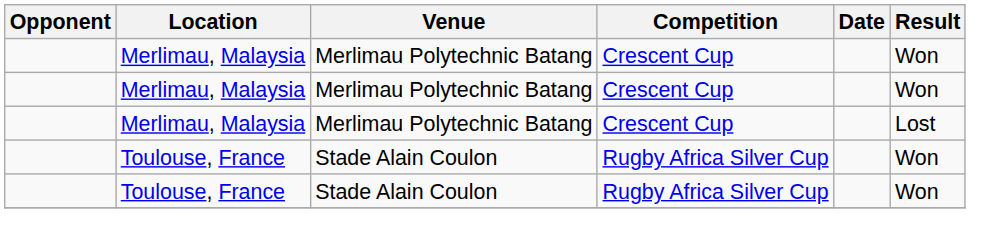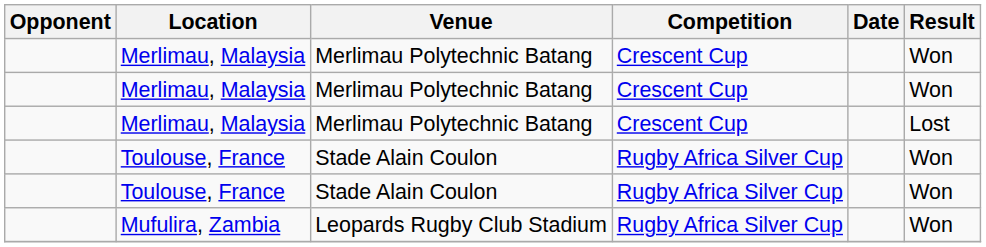+ row: (201, 225)
